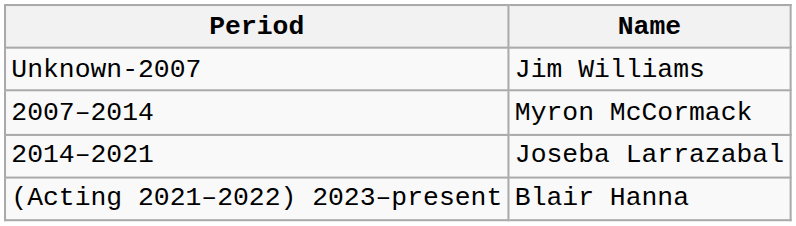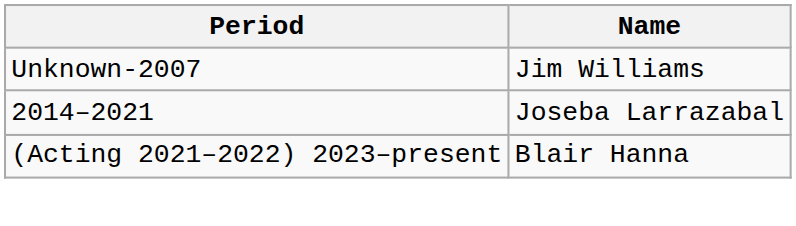- row: (83, 113)
